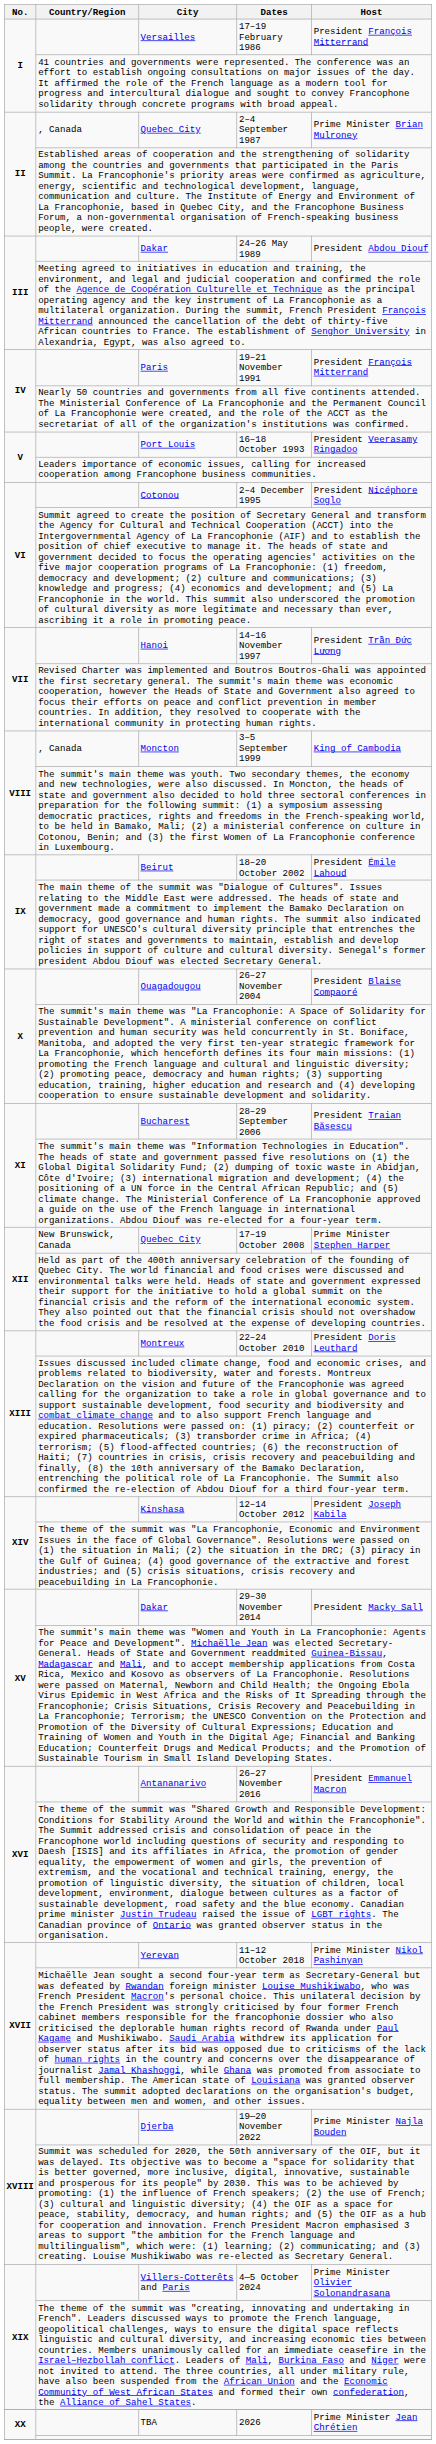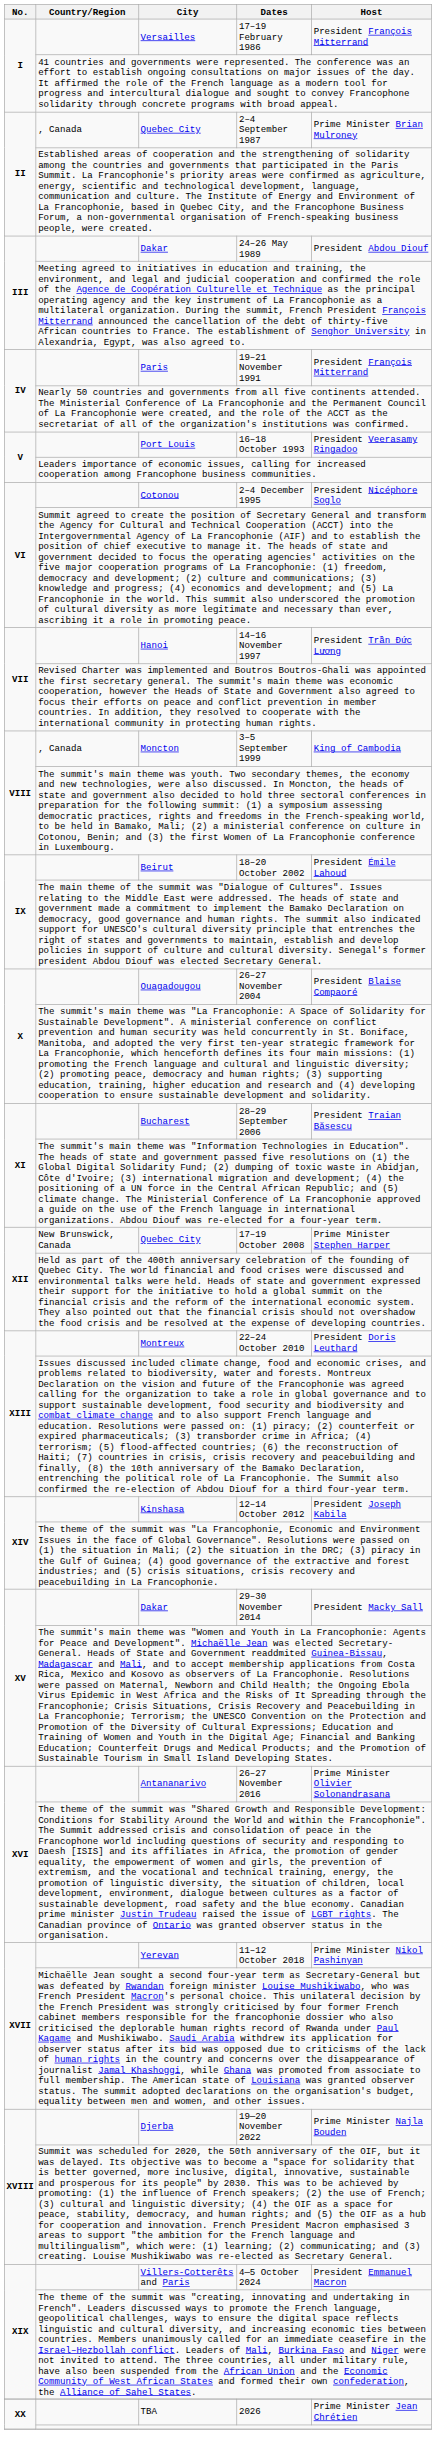(363, 1784) President Emmanuel Macron -> (352, 1784) Prime Minister Olivier Solonandrasana
(352, 2283) Prime Minister Olivier Solonandrasana -> (363, 2277) President Emmanuel Macron
